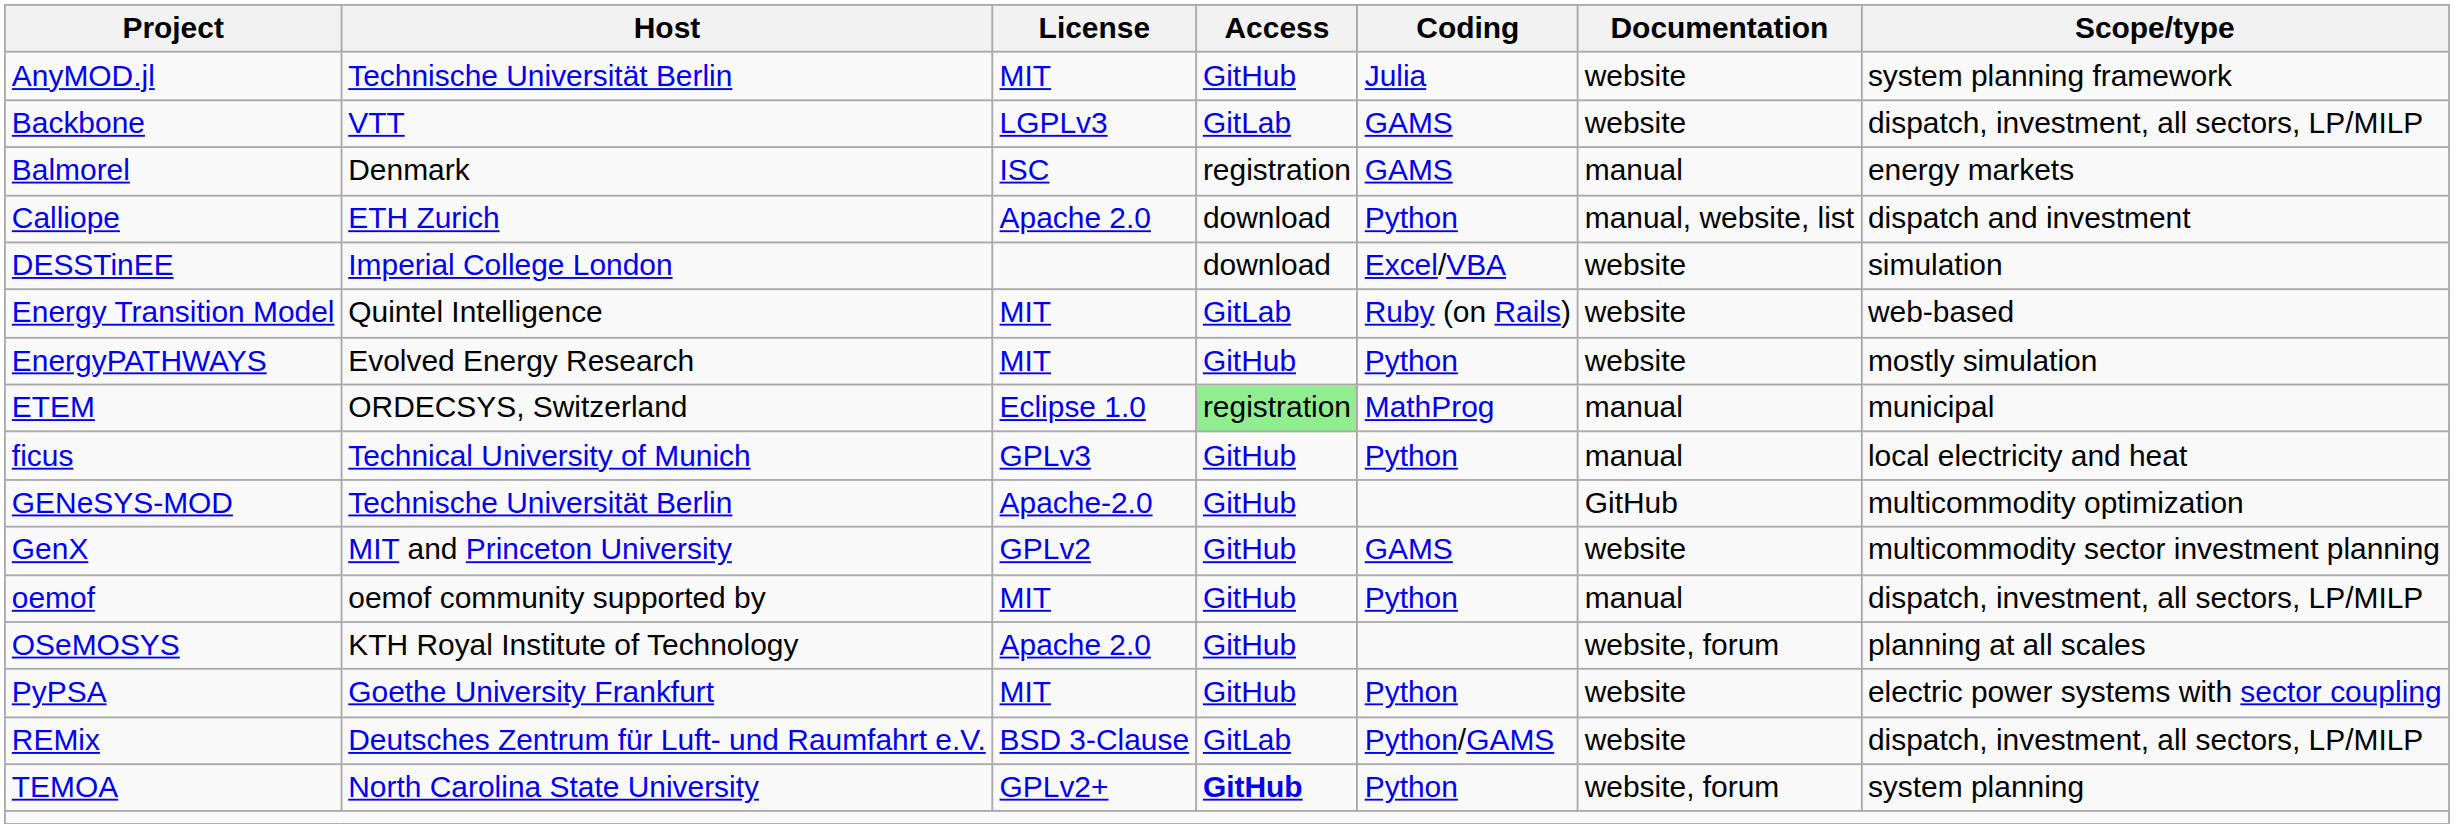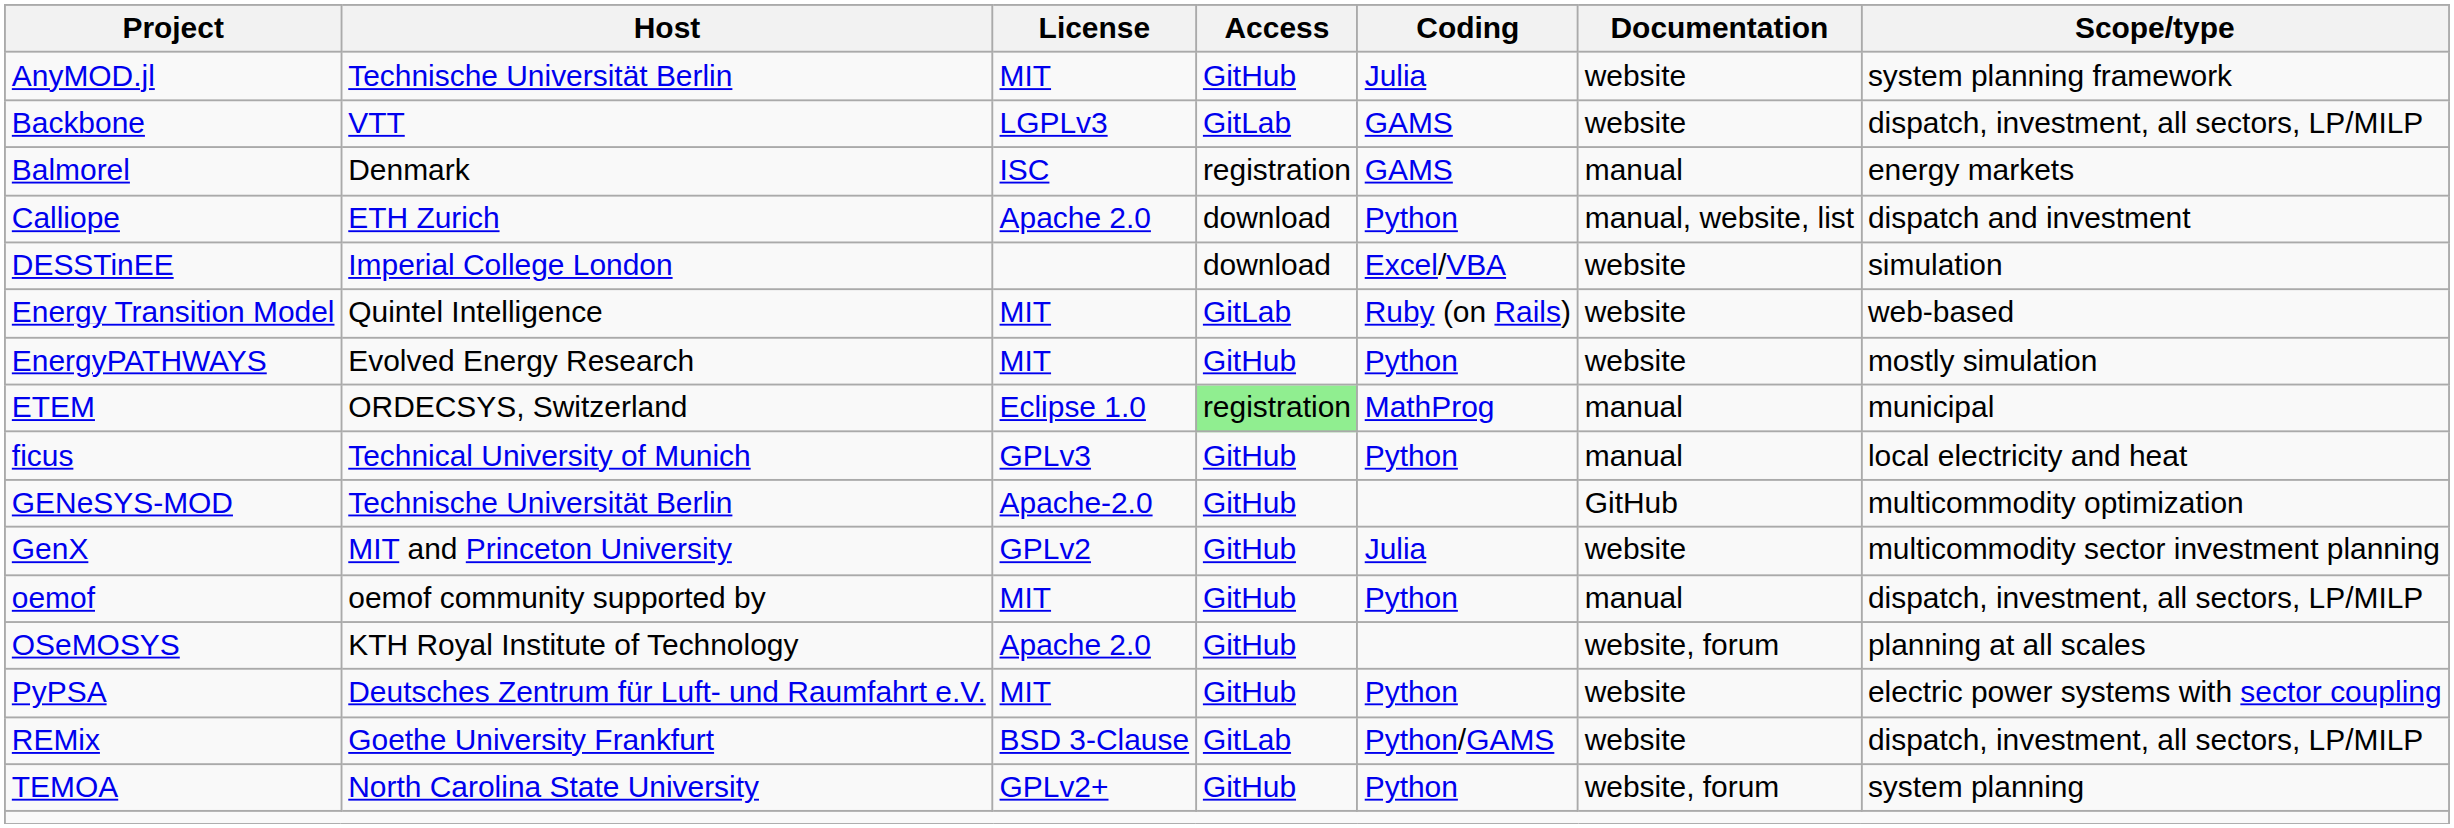(1409, 550) GAMS -> (1395, 550) Julia
(531, 692) Goethe University Frankfurt -> (667, 692) Deutsches Zentrum für Luft- und Raumfahrt e.V.
(667, 739) Deutsches Zentrum für Luft- und Raumfahrt e.V. -> (531, 739) Goethe University Frankfurt
(1253, 787) bold -> (1249, 787) normal
